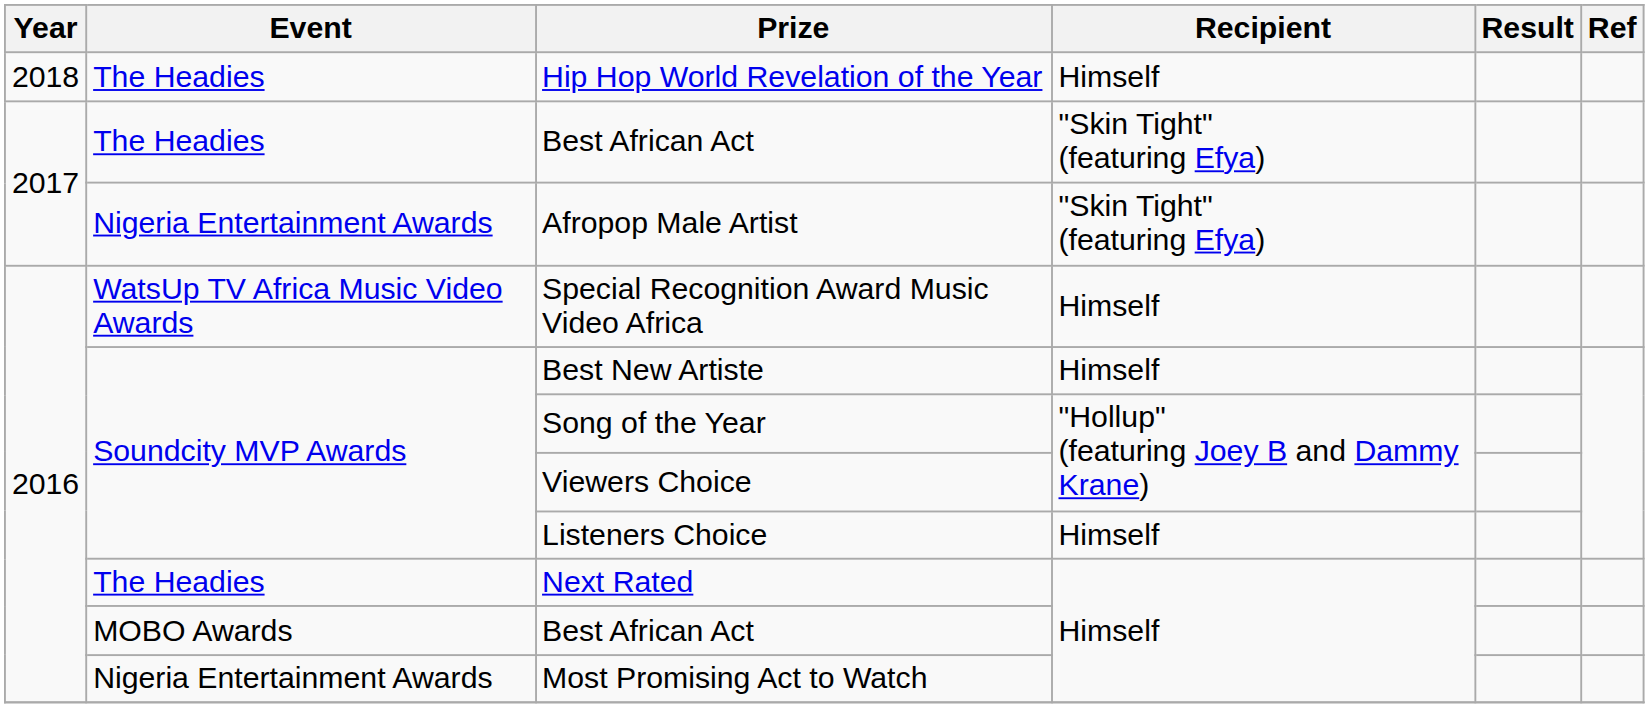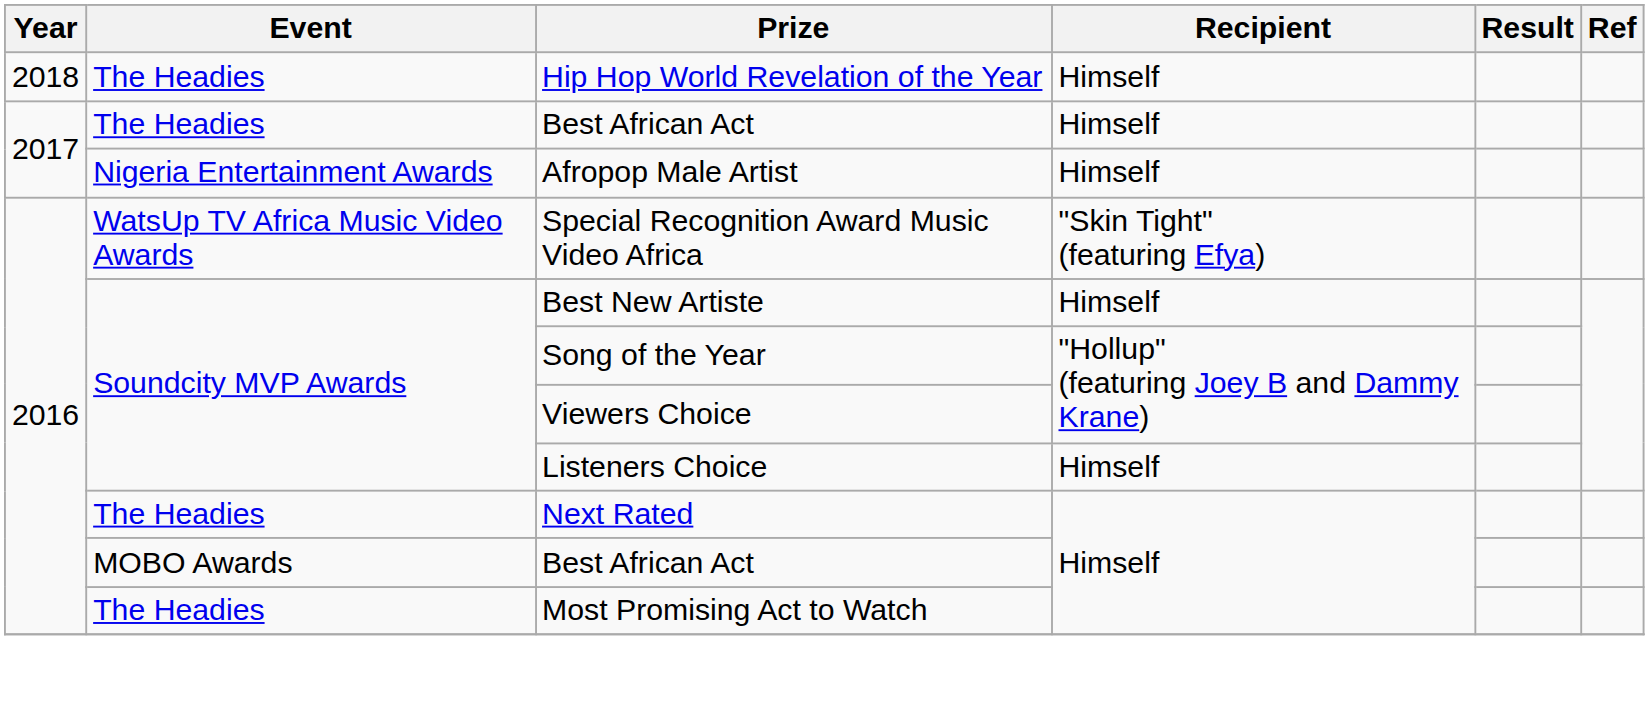(1162, 141) "Skin Tight" (featuring Efya) -> (1109, 124) Himself
(1162, 223) "Skin Tight" (featuring Efya) -> (1109, 172) Himself
(1109, 305) Himself -> (1162, 237) "Skin Tight" (featuring Efya)
(293, 678) Nigeria Entertainment Awards -> (179, 610) The Headies
